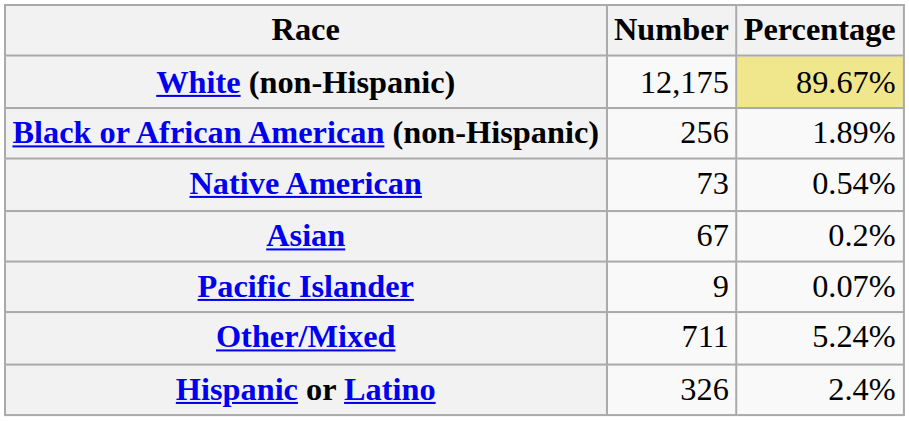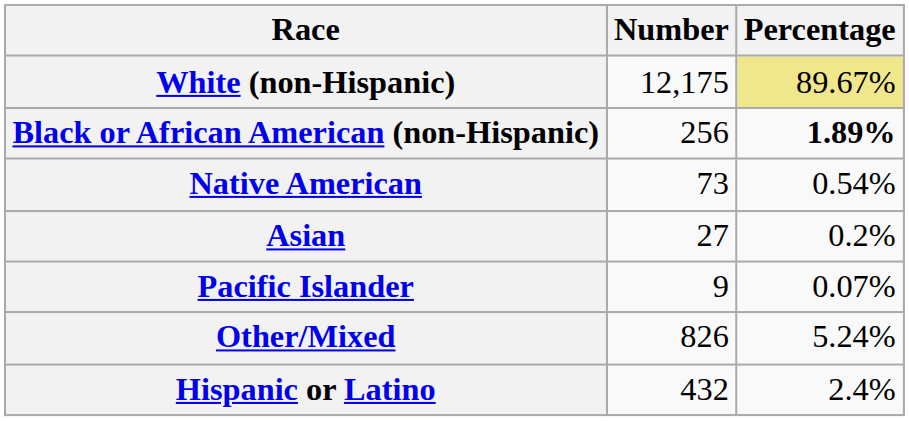(854, 132) normal -> (851, 132) bold
(713, 235) 67 -> (713, 235) 27
(705, 337) 711 -> (705, 337) 826
(705, 388) 326 -> (705, 388) 432
